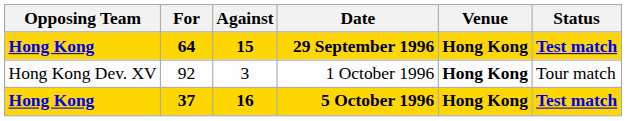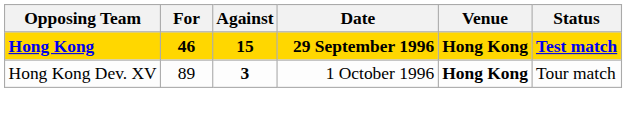(186, 45) 64 -> (186, 45) 46
(186, 73) 92 -> (186, 73) 89
(245, 73) normal -> (245, 73) bold
- row: (378, 101)
